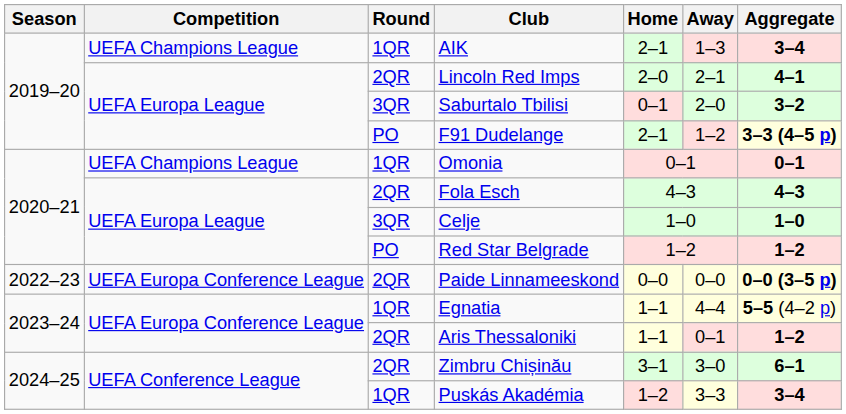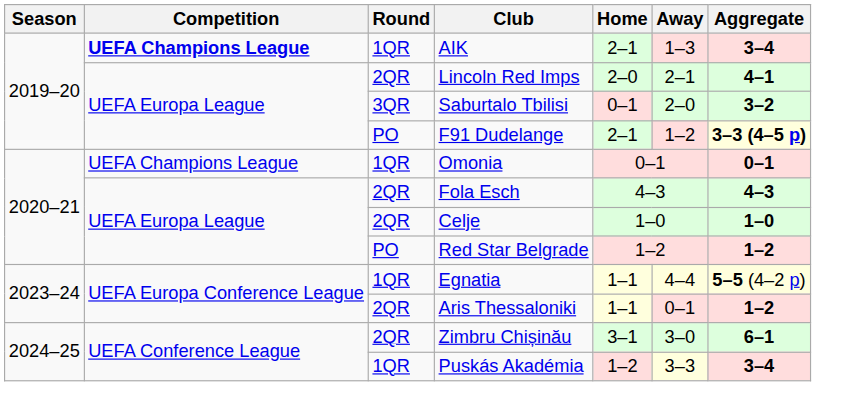(193, 47) normal -> (199, 47) bold
(391, 221) 3QR -> (391, 221) 2QR
- row: (529, 279)
